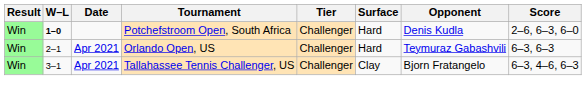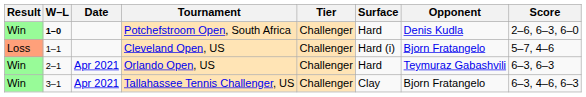+ row: (174, 48)
